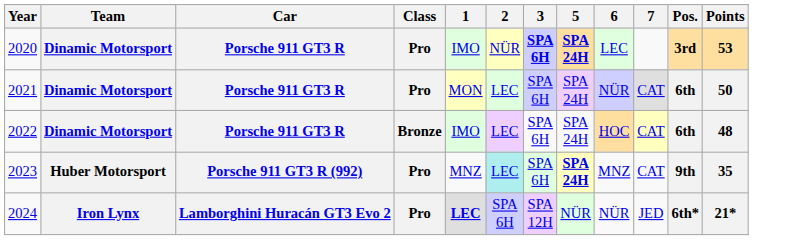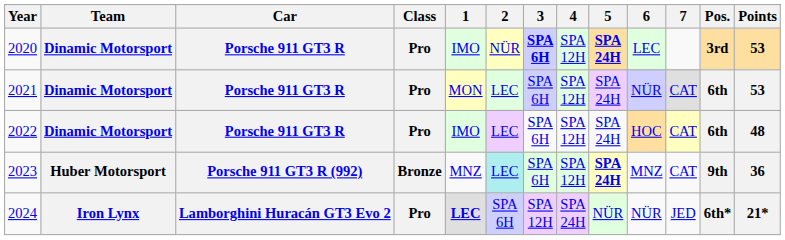+ column: (573, 16)
(725, 89) 50 -> (758, 89) 53
(420, 130) Bronze -> (420, 130) Pro
(420, 172) Pro -> (420, 172) Bronze
(725, 172) 35 -> (758, 172) 36
